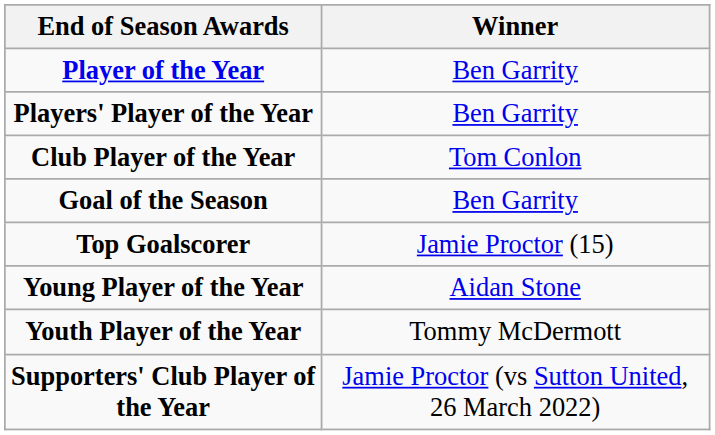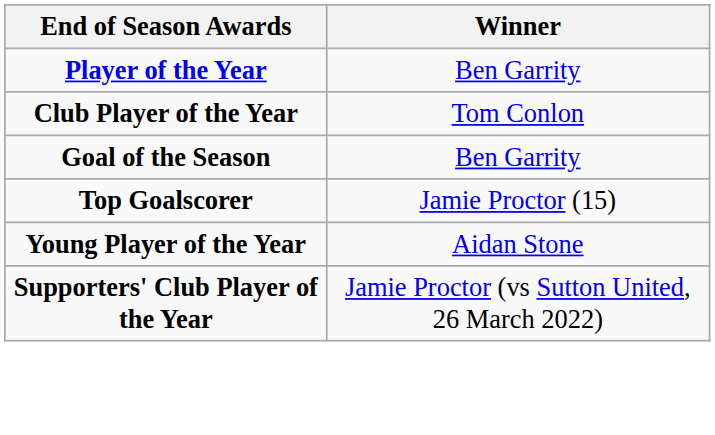- row: (163, 113)
- row: (163, 331)
